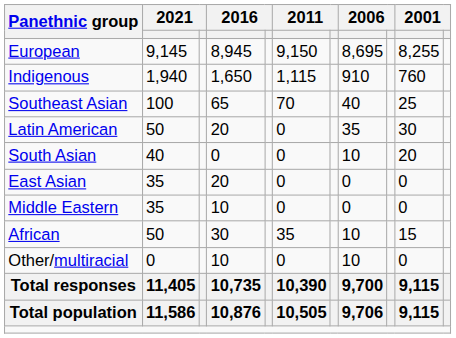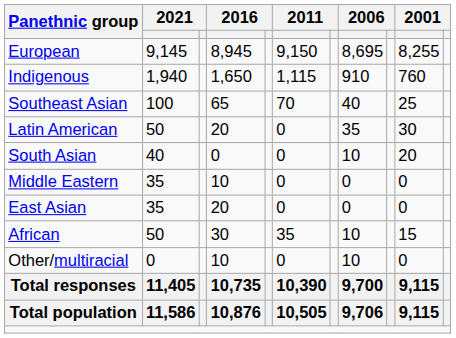rows swapped: (47, 181) <-> (63, 208)
